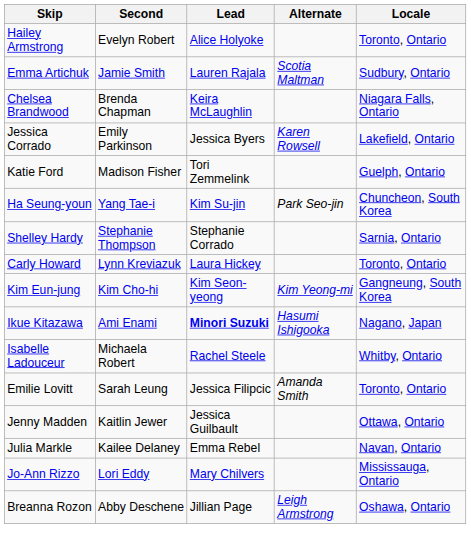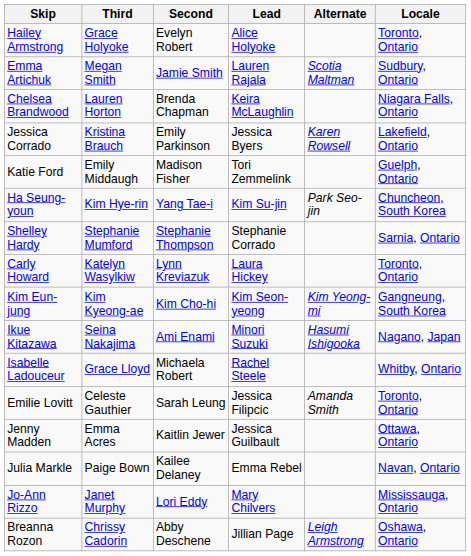+ column: (117, 14)
(229, 323) bold -> (250, 336) normal
